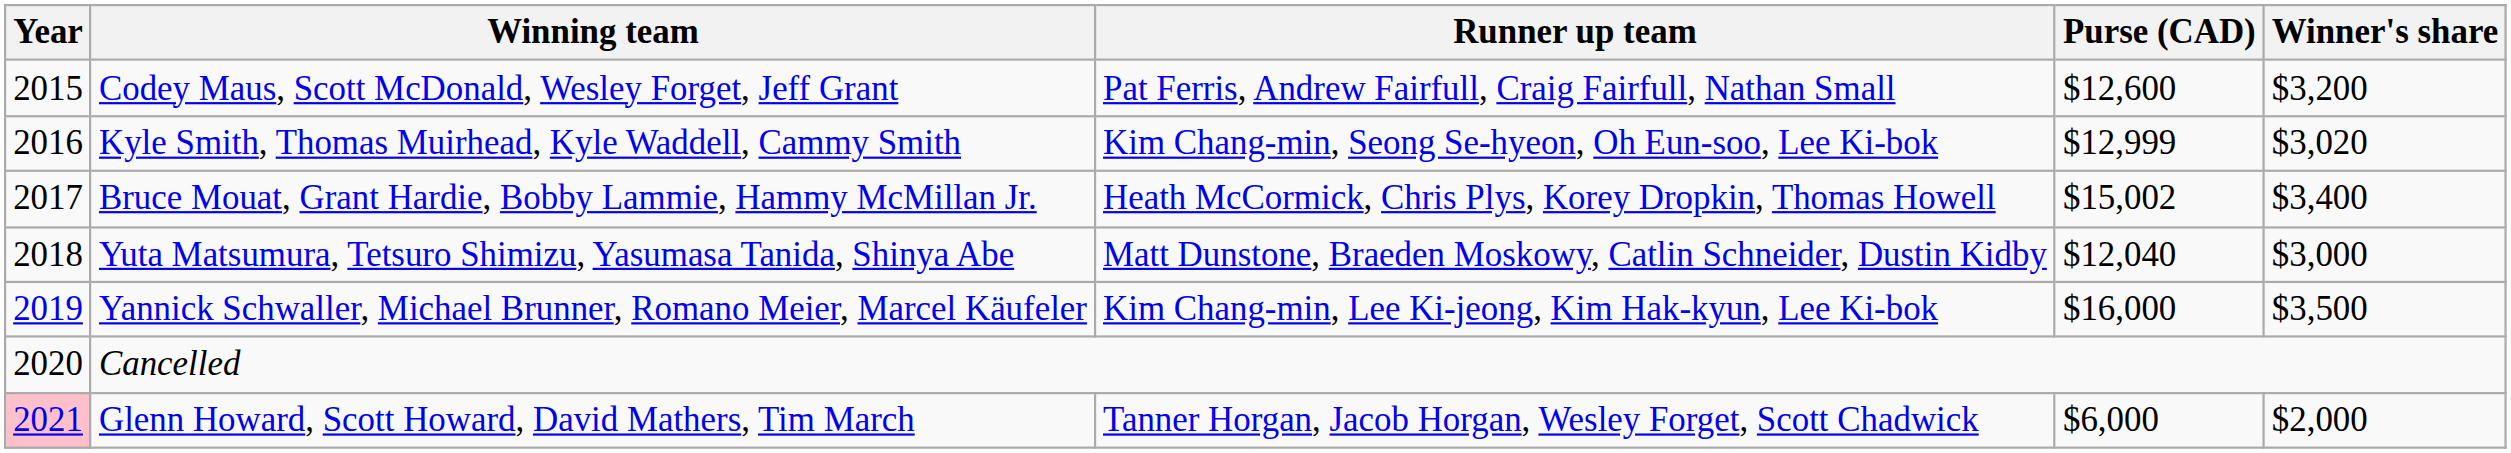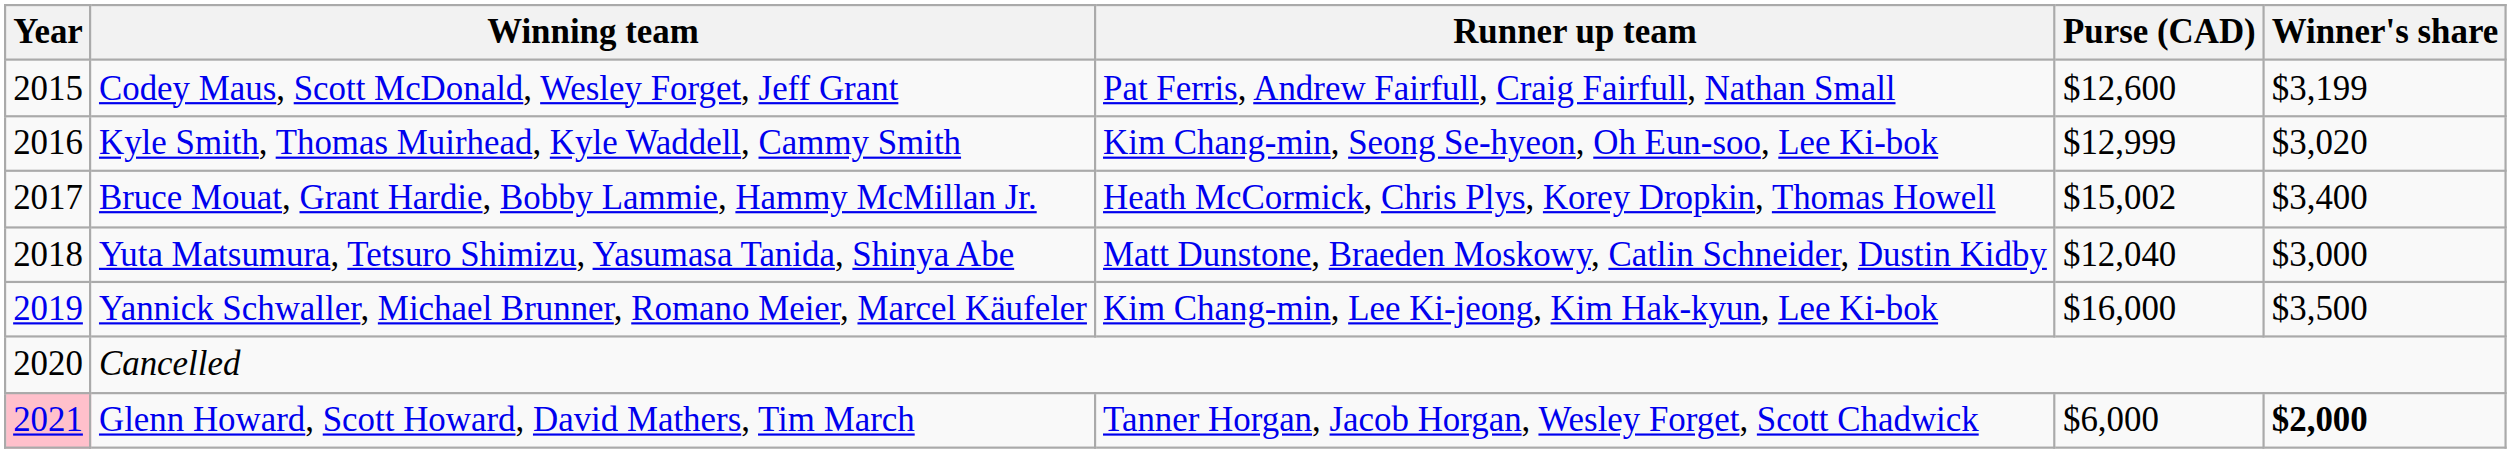(2320, 87) $3,200 -> (2320, 87) $3,199
(2320, 419) normal -> (2320, 419) bold
